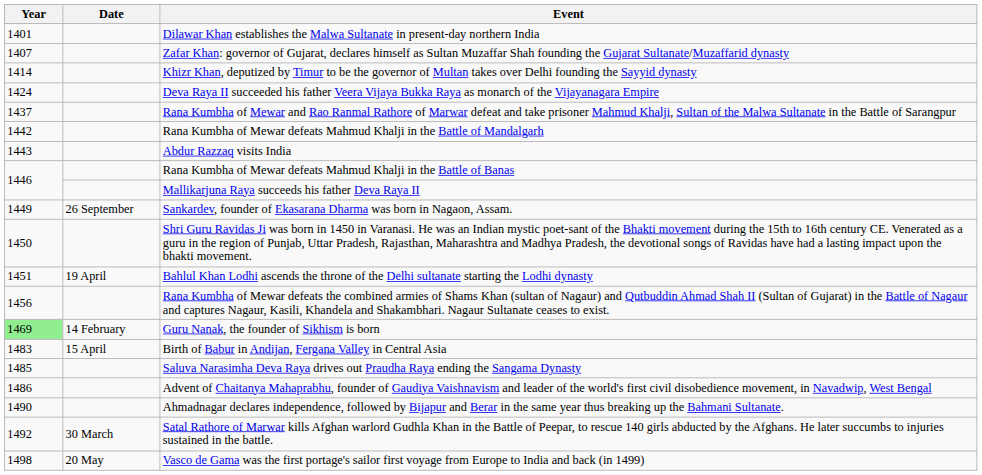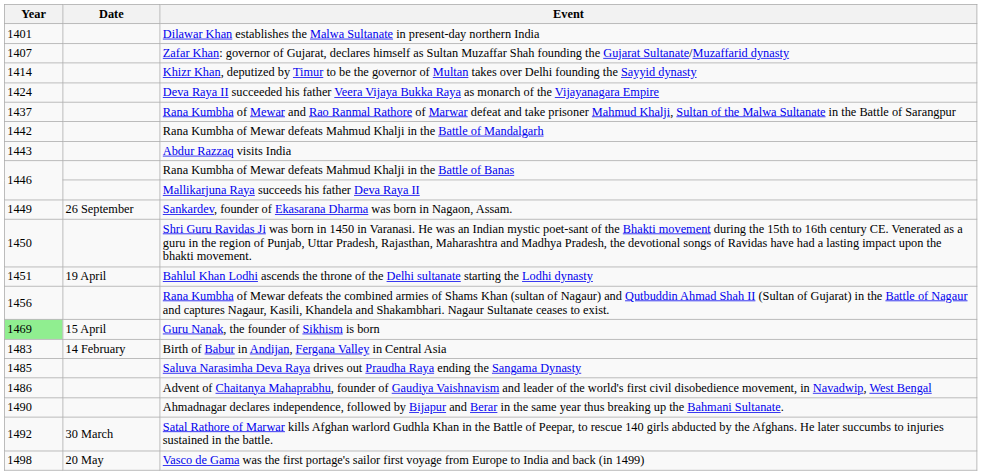(96, 329) 14 February -> (86, 329) 15 April
(86, 348) 15 April -> (96, 348) 14 February
